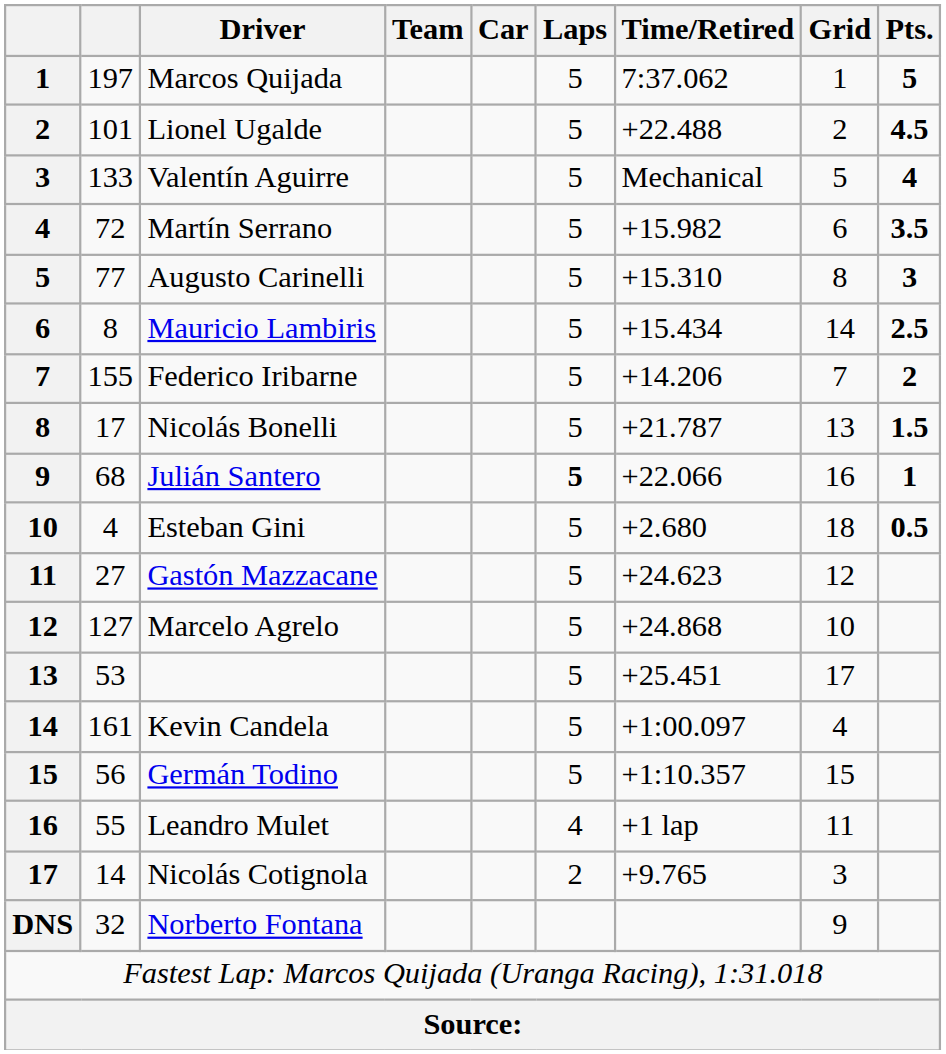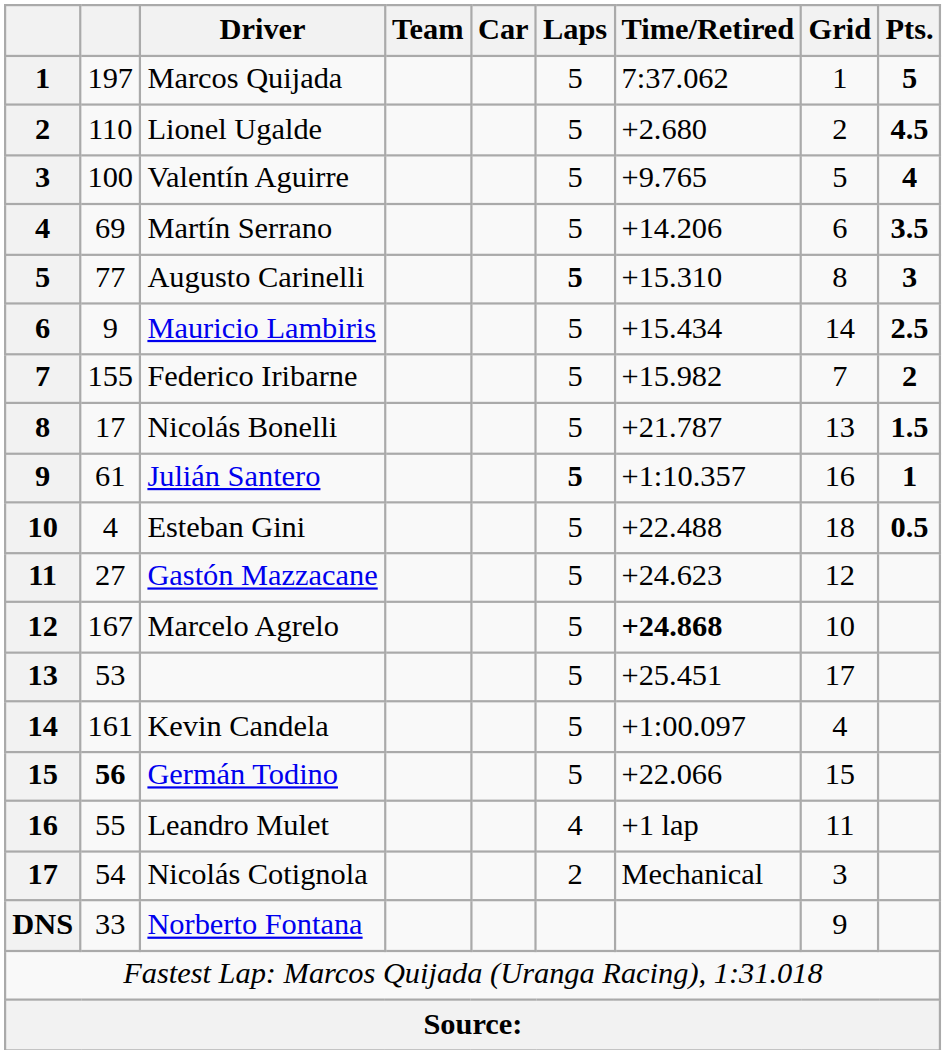(110, 128) 101 -> (110, 128) 110
(672, 128) +22.488 -> (664, 128) +2.680
(110, 178) 133 -> (110, 178) 100
(692, 178) Mechanical -> (664, 178) +9.765
(110, 228) 72 -> (110, 228) 69
(672, 228) +15.982 -> (672, 228) +14.206
(575, 277) normal -> (575, 277) bold
(110, 327) 8 -> (110, 327) 9
(672, 377) +14.206 -> (672, 377) +15.982
(110, 476) 68 -> (110, 476) 61
(672, 476) +22.066 -> (684, 476) +1:10.357
(664, 526) +2.680 -> (672, 526) +22.488
(110, 625) 127 -> (110, 625) 167
(672, 625) normal -> (672, 625) bold
(110, 774) normal -> (110, 774) bold
(684, 774) +1:10.357 -> (672, 774) +22.066
(110, 874) 14 -> (110, 874) 54
(664, 874) +9.765 -> (692, 874) Mechanical
(110, 924) 32 -> (110, 924) 33
